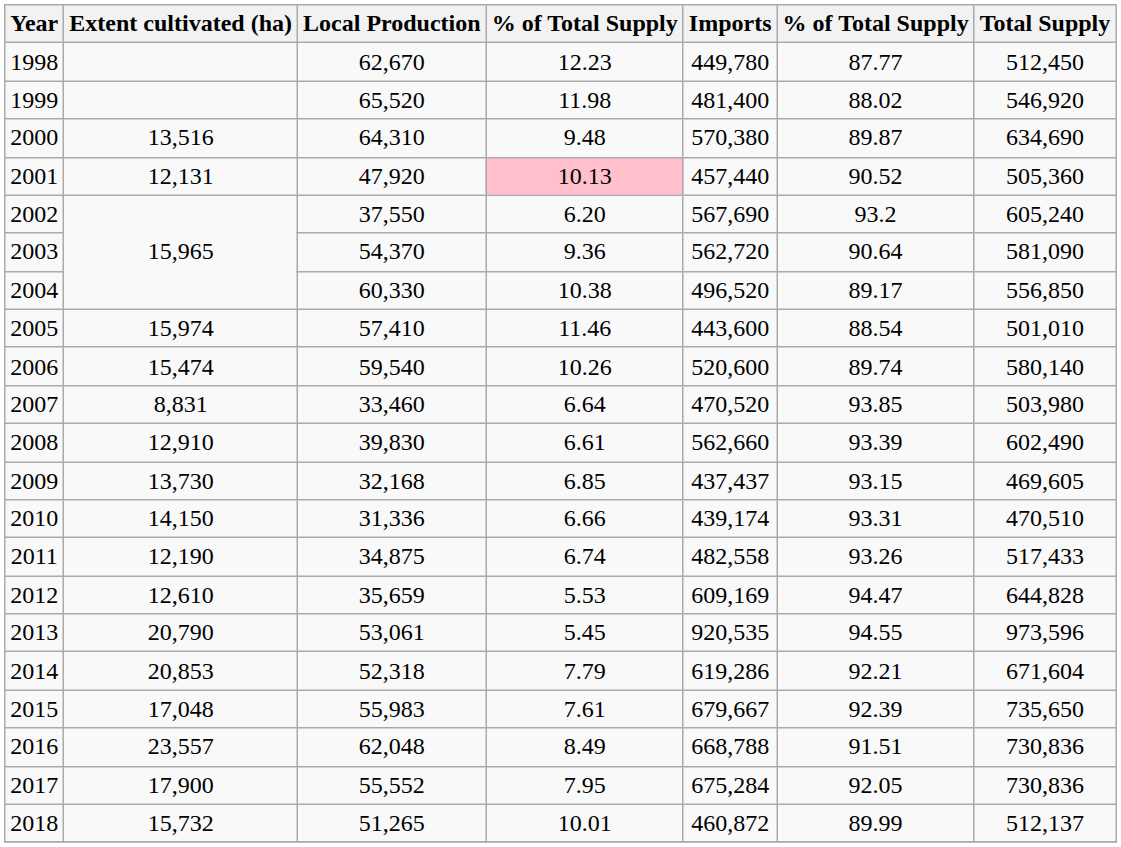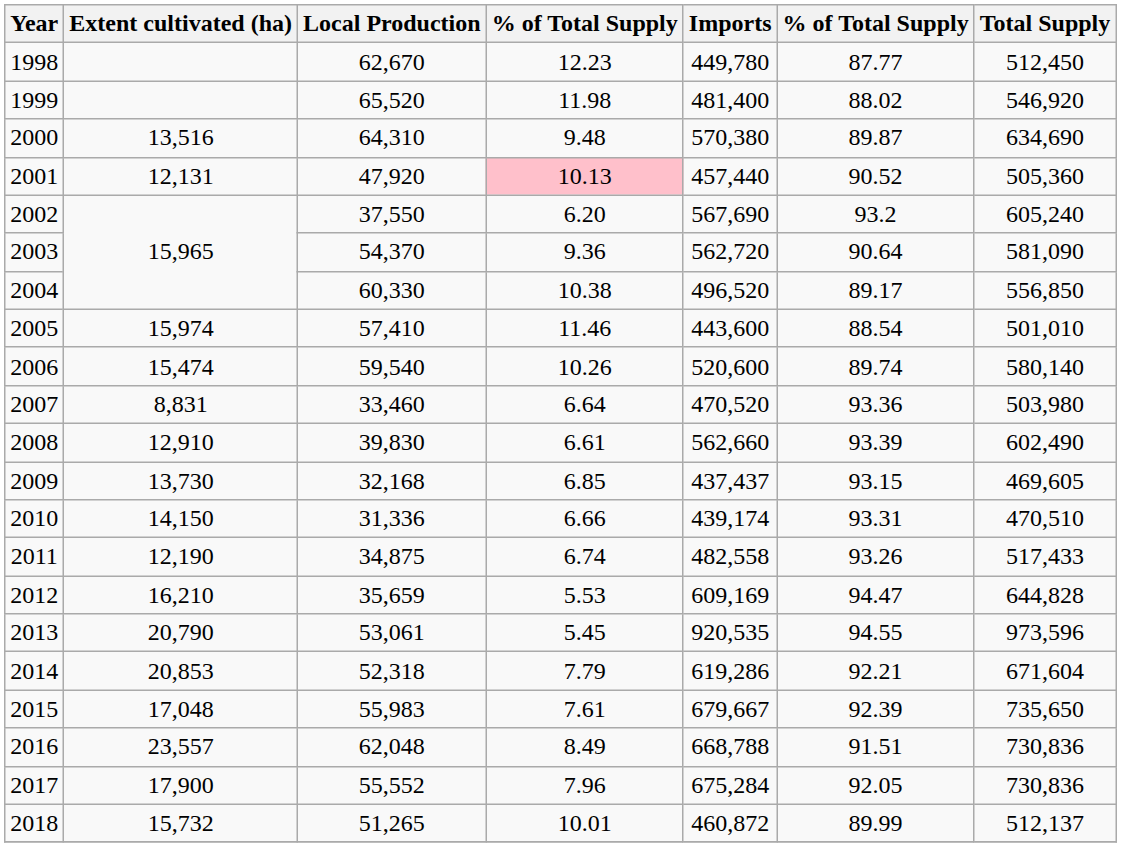(876, 404) 93.85 -> (876, 404) 93.36
(181, 594) 12,610 -> (181, 594) 16,210
(585, 784) 7.95 -> (585, 784) 7.96
